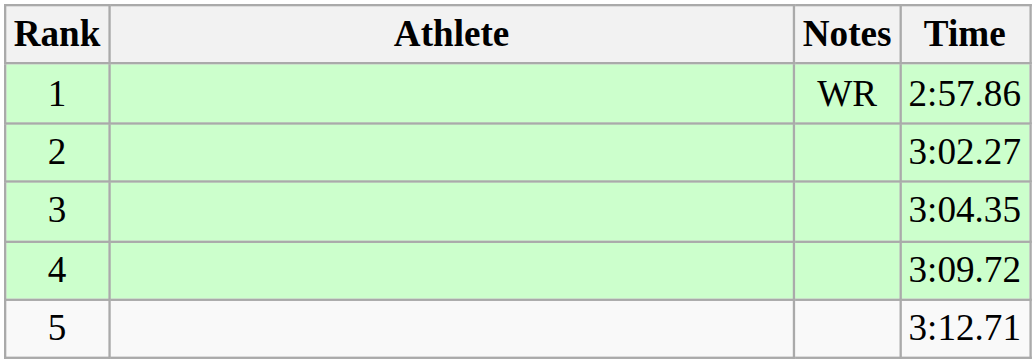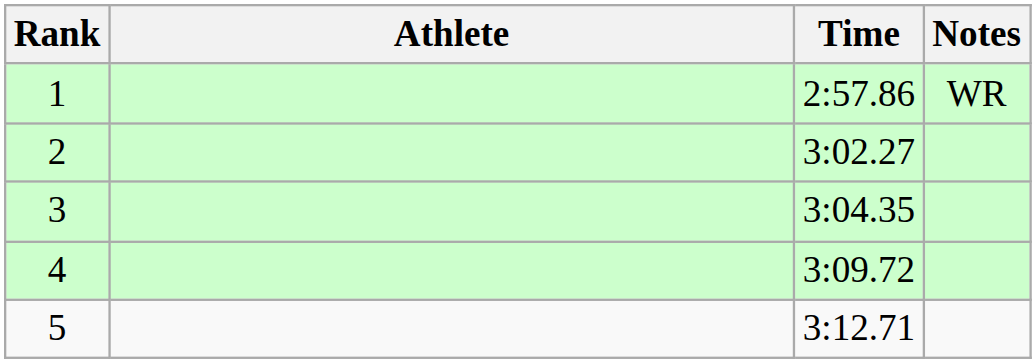columns swapped: (965, 33) <-> (847, 33)
